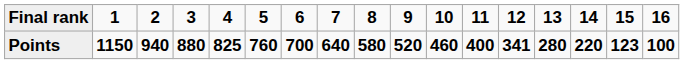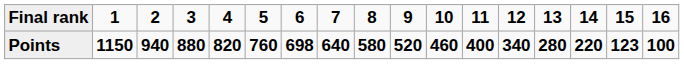(227, 44) 825 -> (227, 44) 820
(300, 44) 700 -> (300, 44) 698
(516, 44) 341 -> (516, 44) 340
